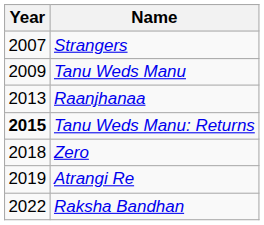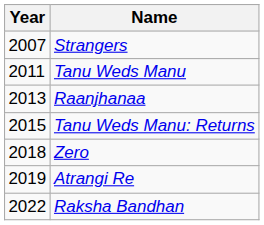(27, 71) 2009 -> (27, 71) 2011
(27, 125) bold -> (27, 125) normal
